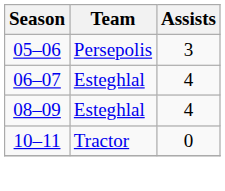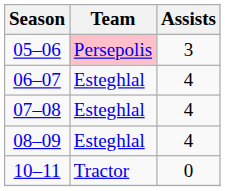(113, 49) no background -> (113, 49) pink background
+ row: (37, 110)
